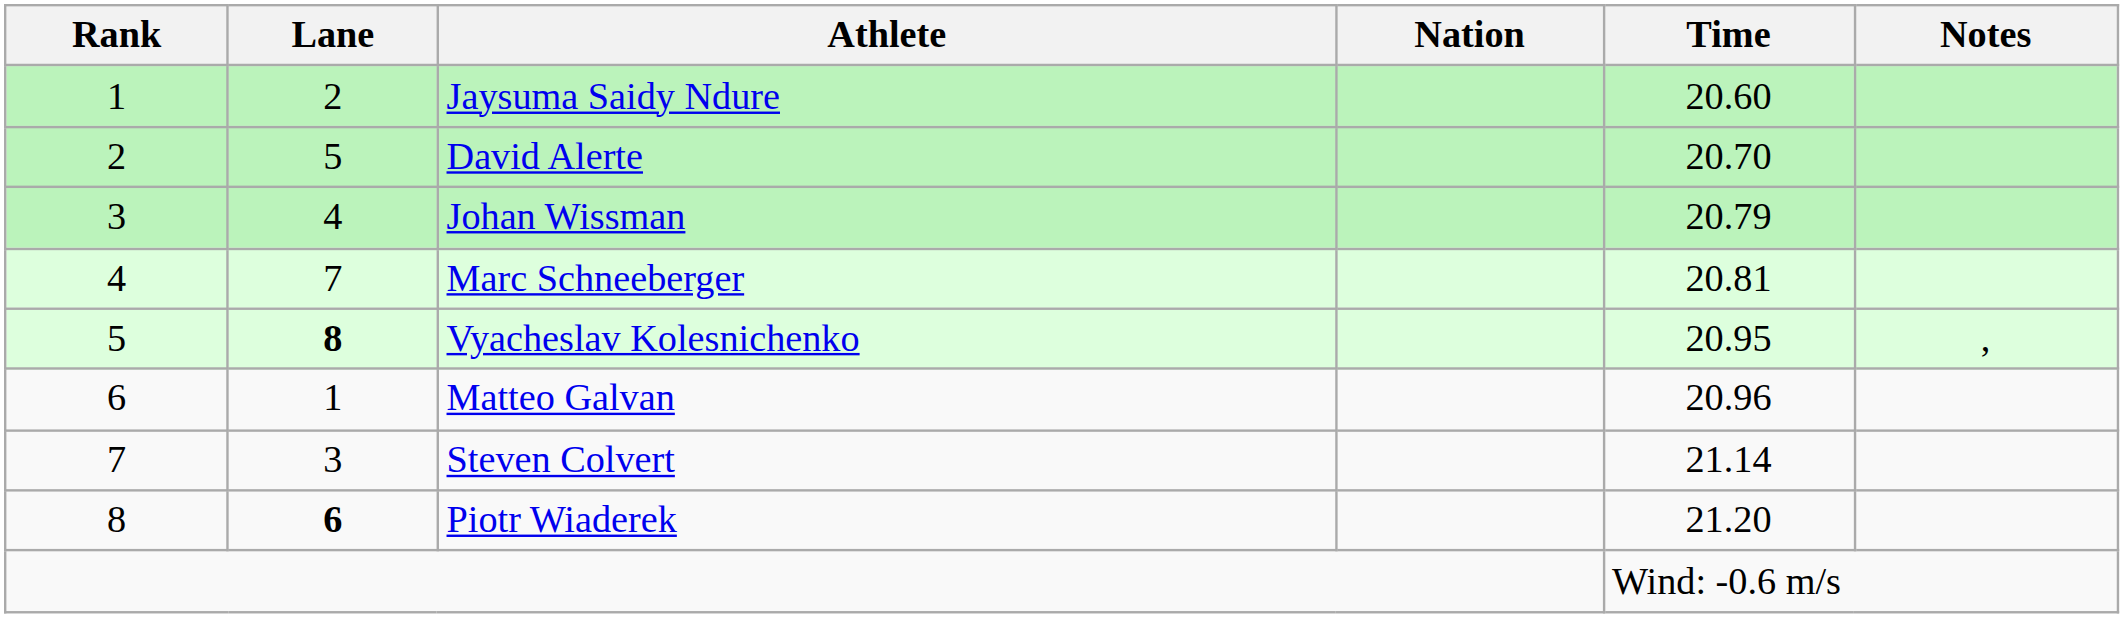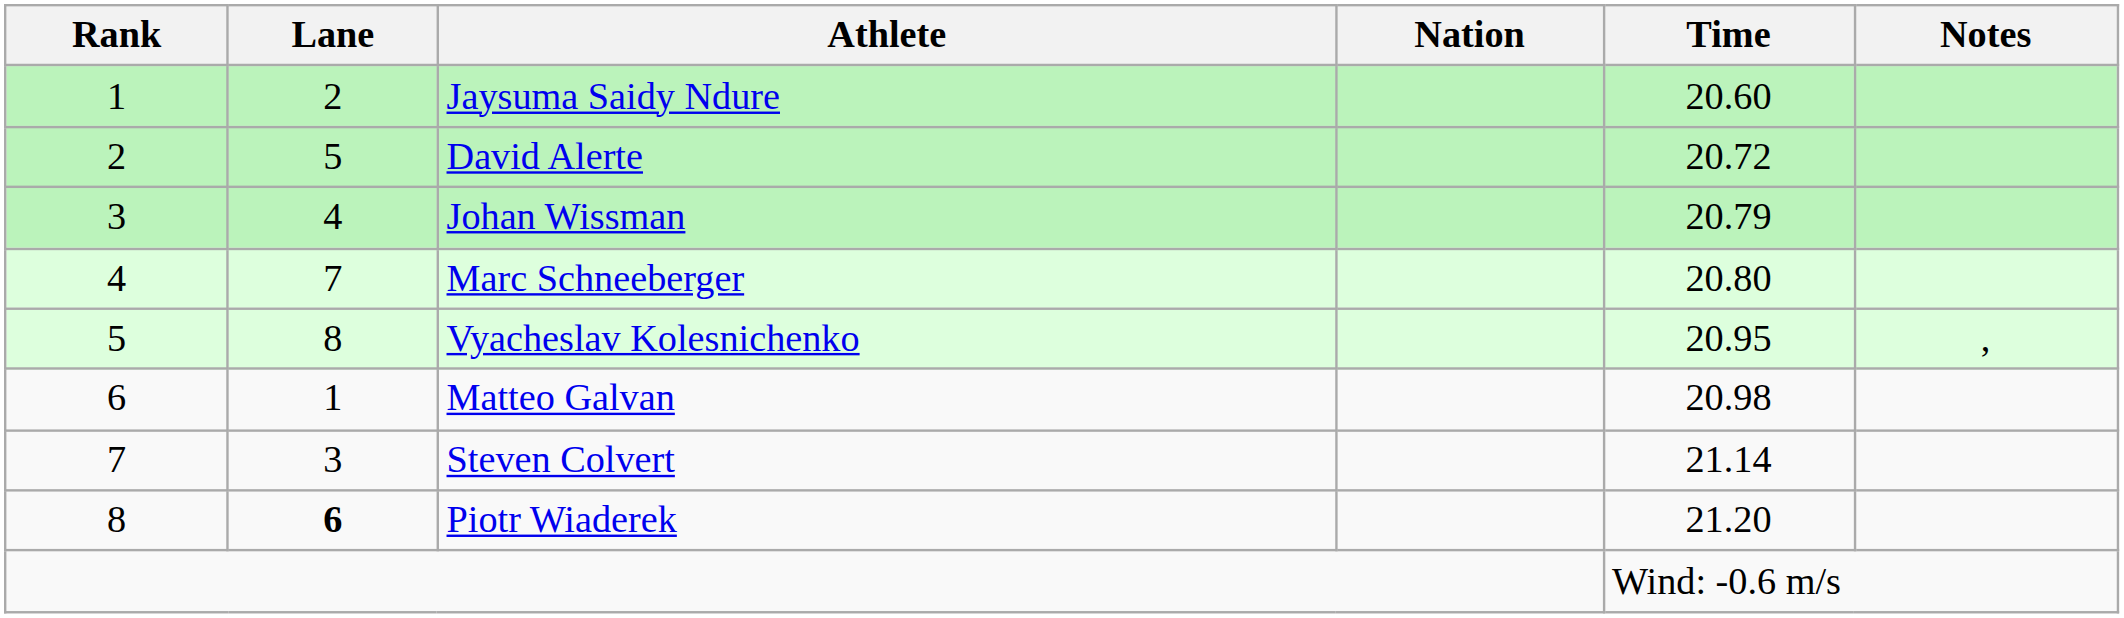(1728, 156) 20.70 -> (1728, 156) 20.72
(1728, 277) 20.81 -> (1728, 277) 20.80
(333, 338) bold -> (333, 338) normal
(1728, 398) 20.96 -> (1728, 398) 20.98
